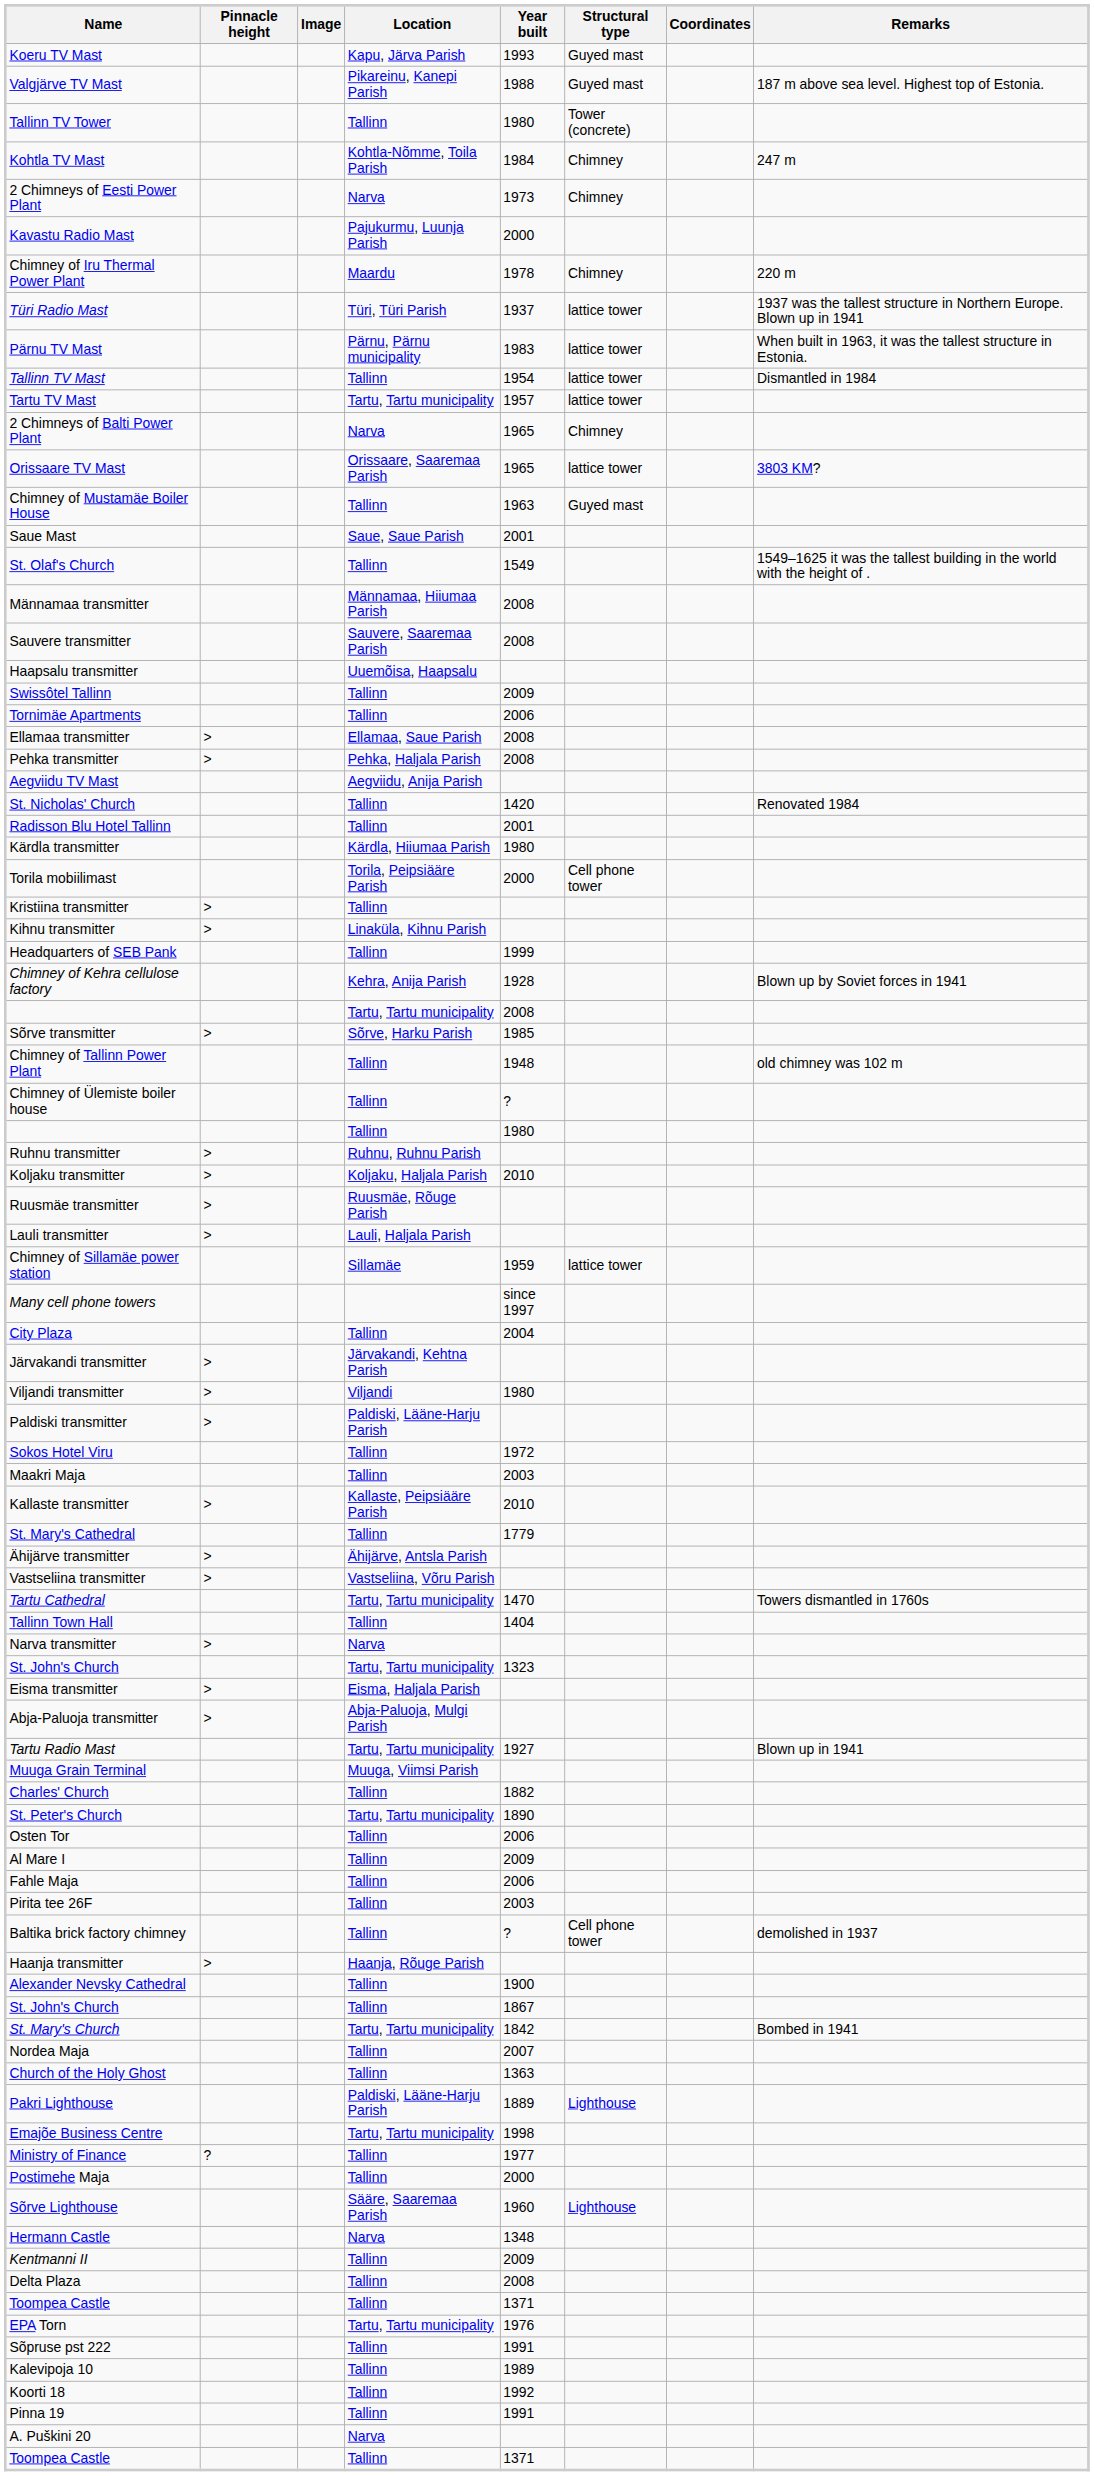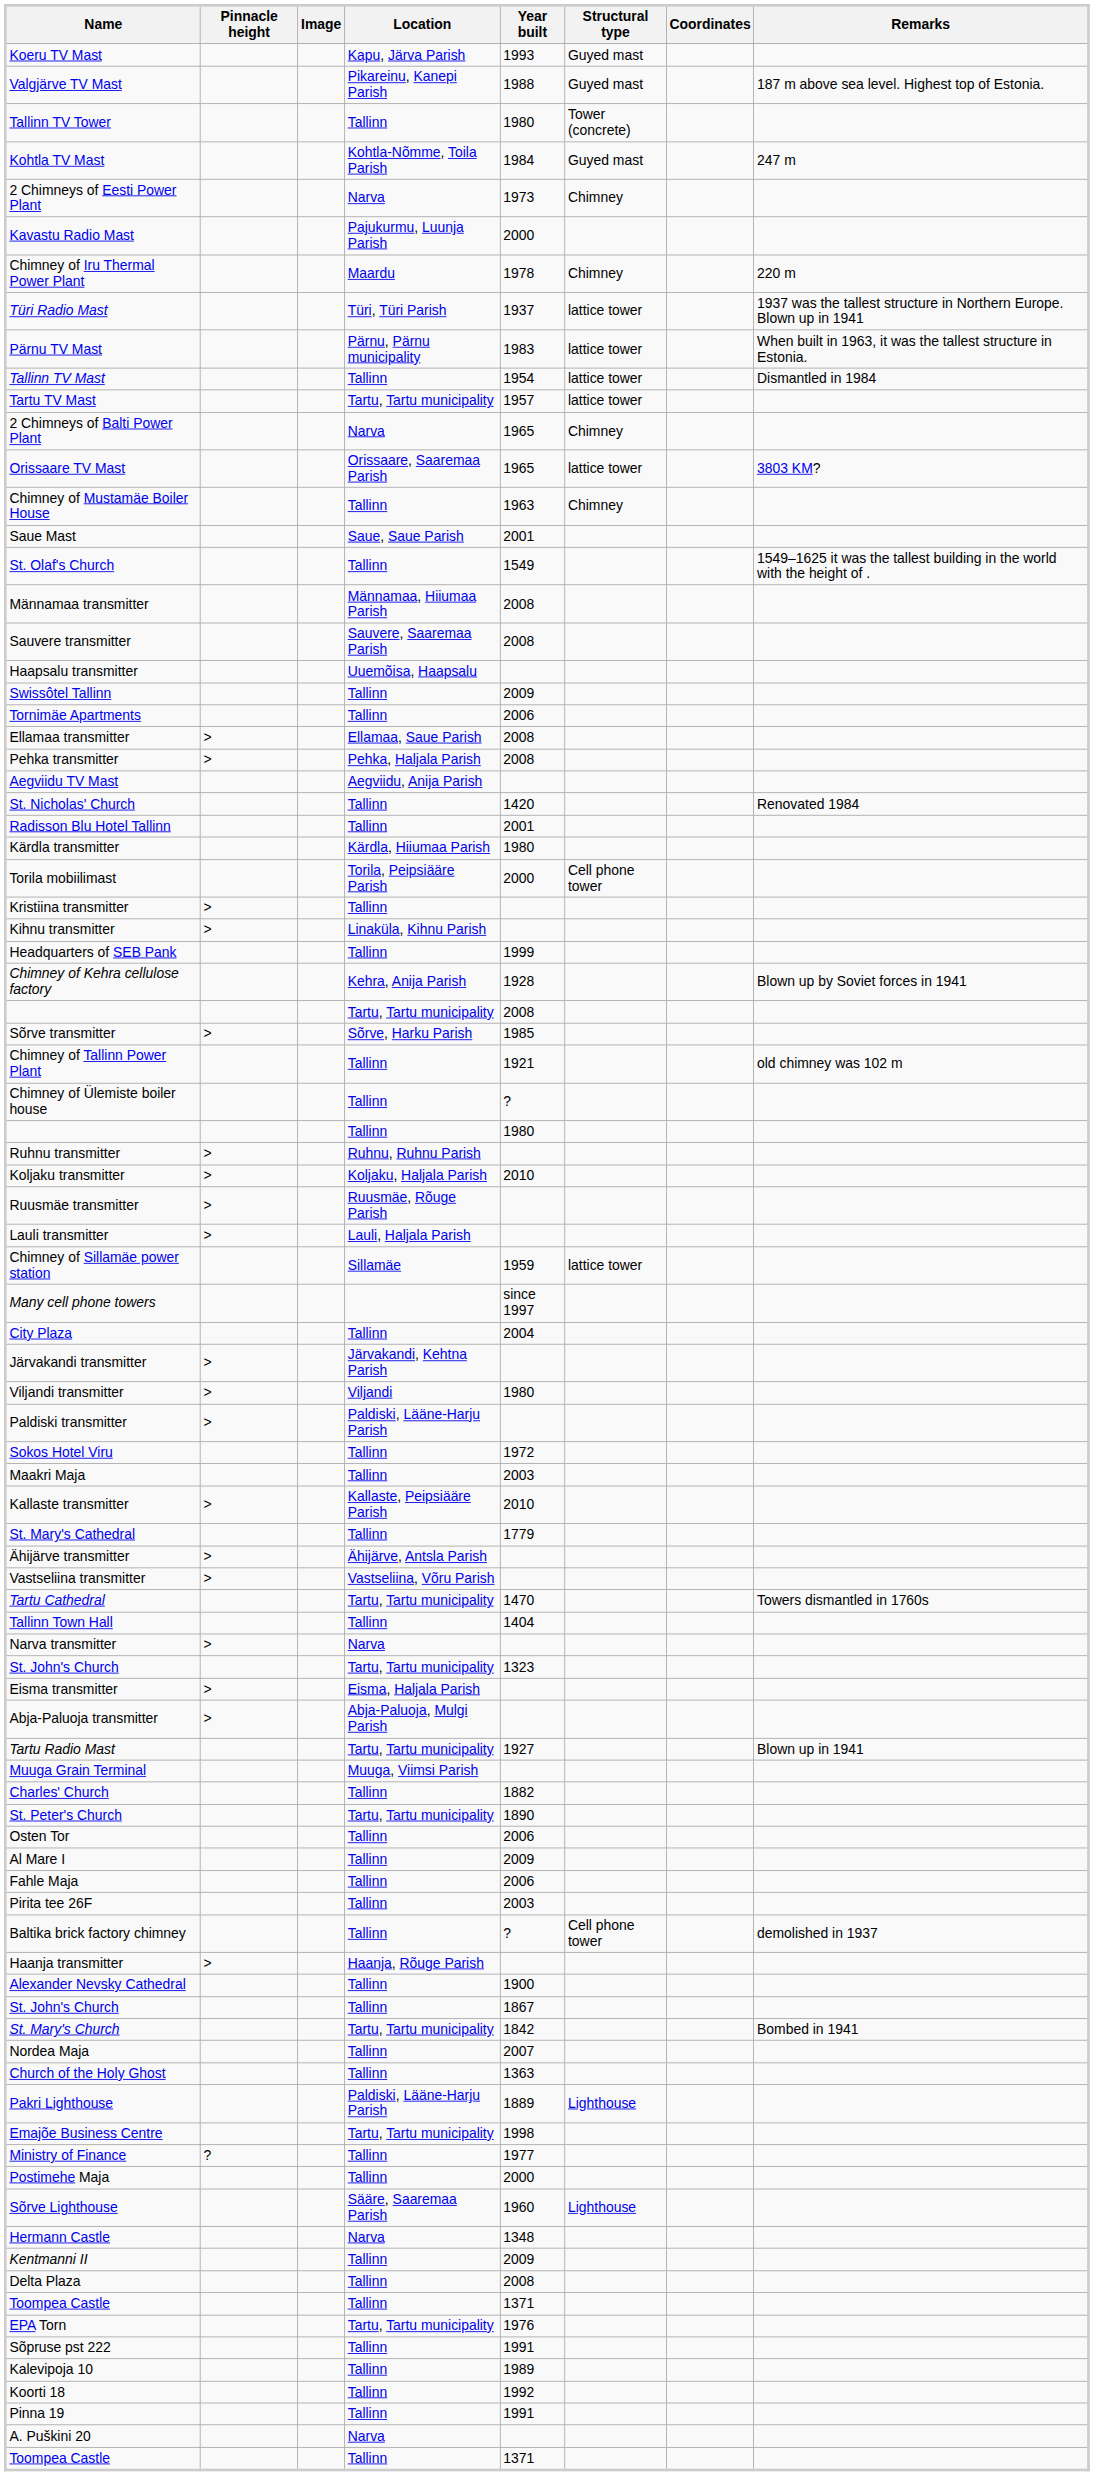(595, 160) Chimney -> (606, 160) Guyed mast
(606, 506) Guyed mast -> (595, 506) Chimney
(519, 1063) 1948 -> (519, 1063) 1921
